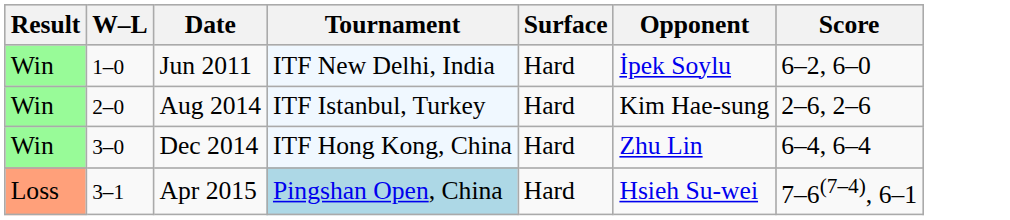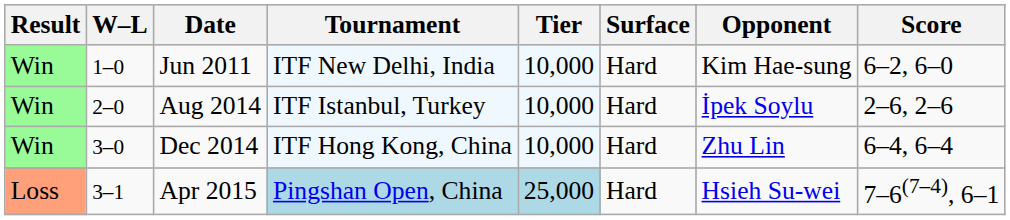+ column: (559, 24)
(675, 65) İpek Soylu -> (777, 65) Kim Hae-sung
(694, 106) Kim Hae-sung -> (757, 106) İpek Soylu
